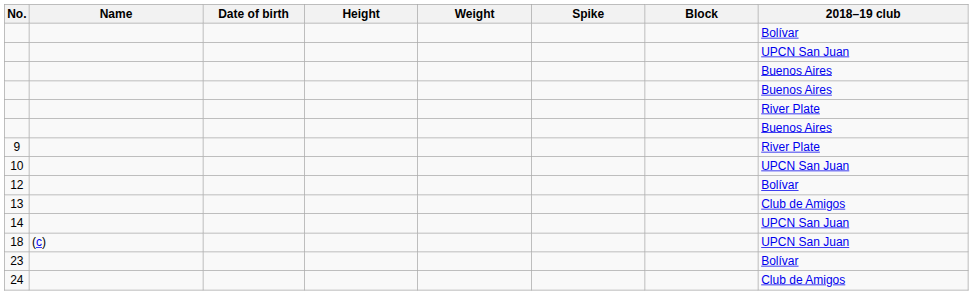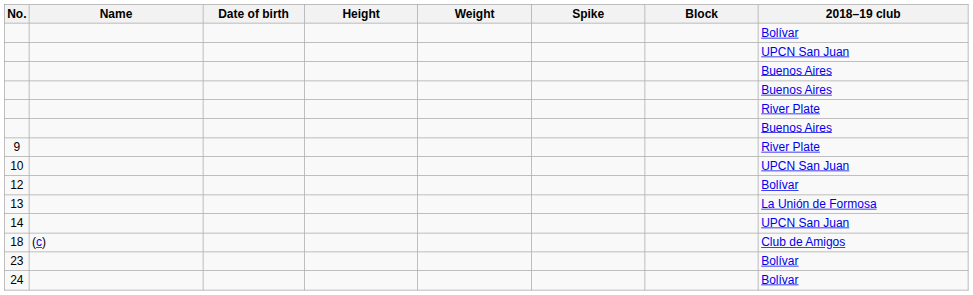(803, 204) Club de Amigos -> (819, 204) La Unión de Formosa
(805, 242) UPCN San Juan -> (803, 242) Club de Amigos
(803, 280) Club de Amigos -> (780, 280) Bolívar
